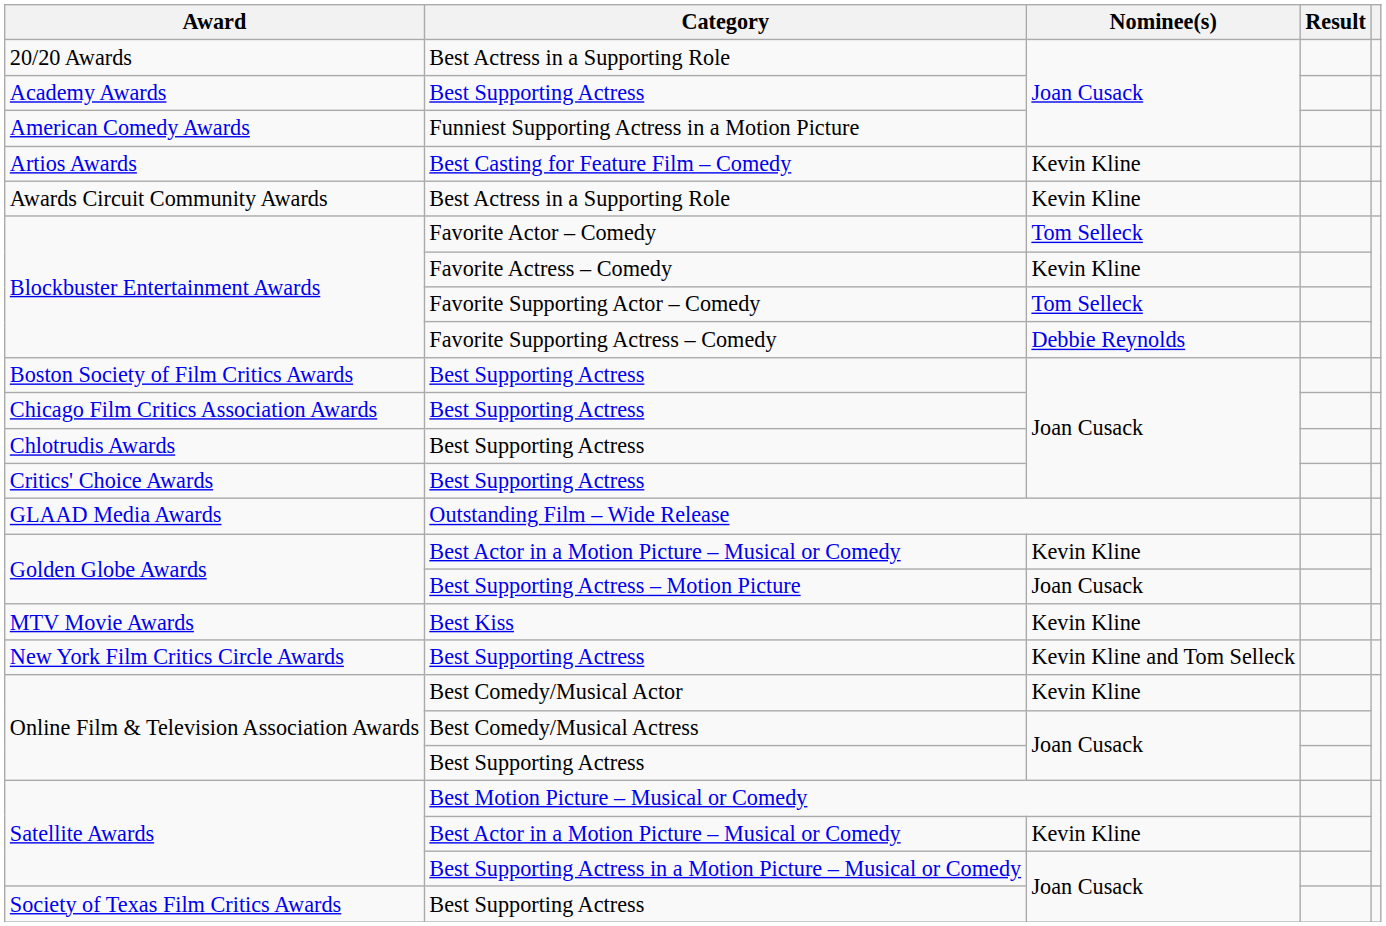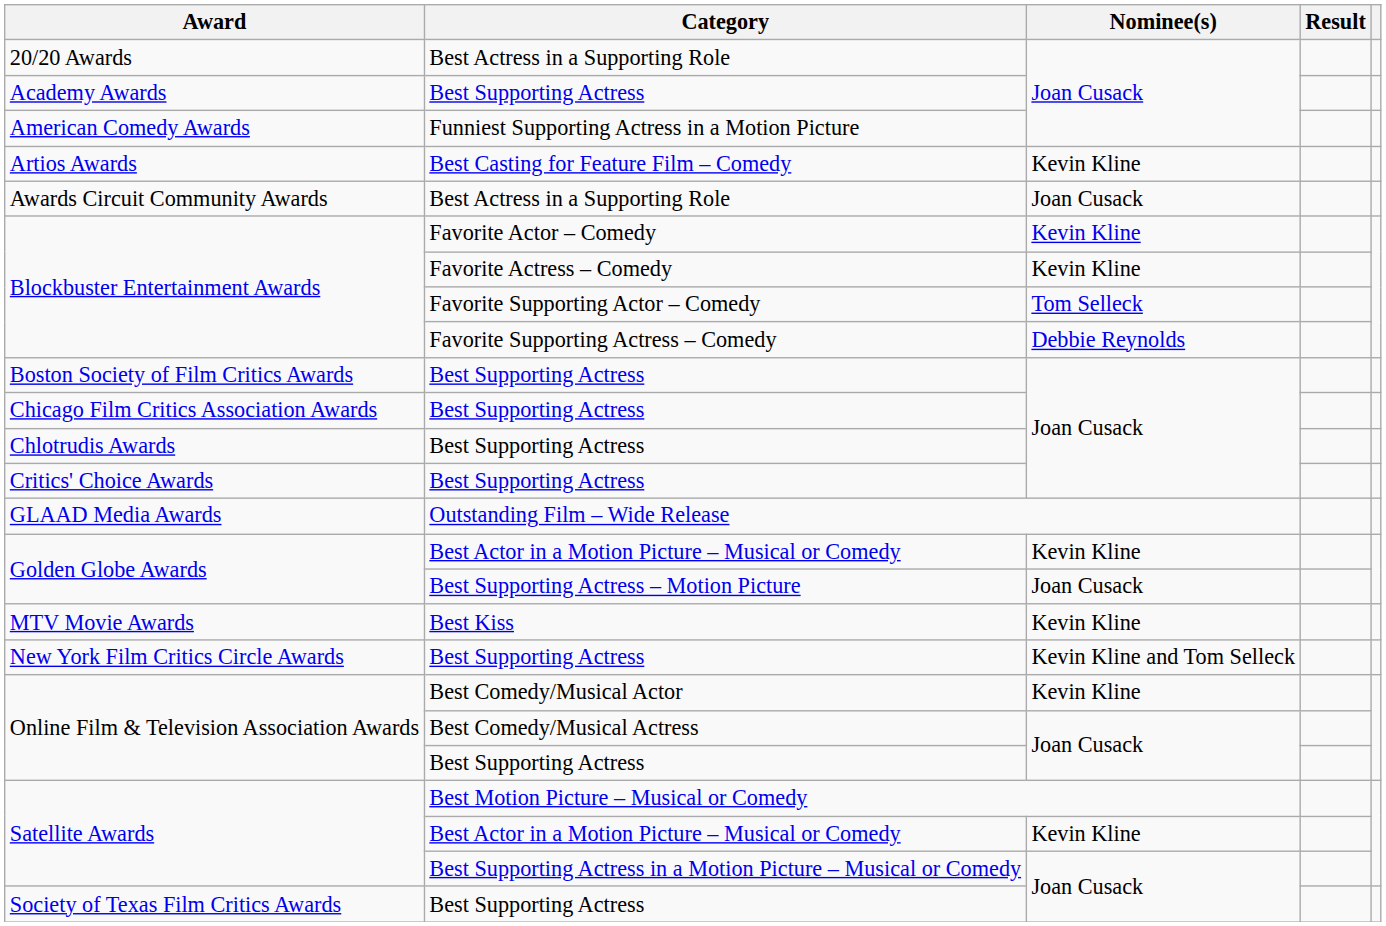(1086, 198) Kevin Kline -> (1087, 198) Joan Cusack
(1087, 233) Tom Selleck -> (1086, 233) Kevin Kline
